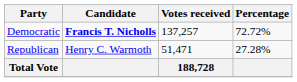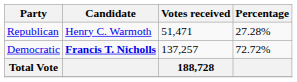rows swapped: (33, 31) <-> (33, 49)
